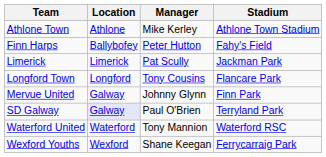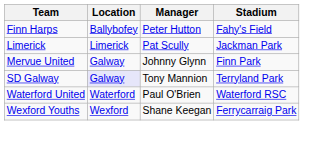- row: (38, 29)
- row: (41, 78)
(172, 111) Paul O'Brien -> (175, 78) Tony Mannion
(175, 128) Tony Mannion -> (172, 95) Paul O'Brien
